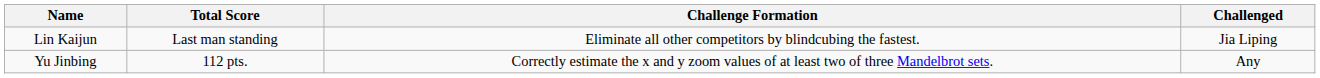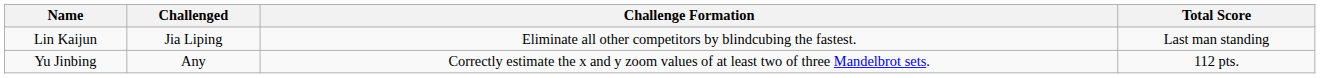columns swapped: (225, 15) <-> (1248, 15)
